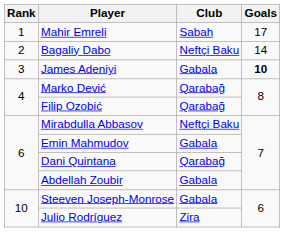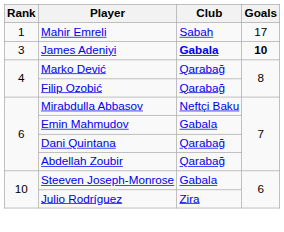- row: (76, 50)
(198, 69) normal -> (199, 50) bold
(198, 180) Gabala -> (202, 161) Qarabağ
